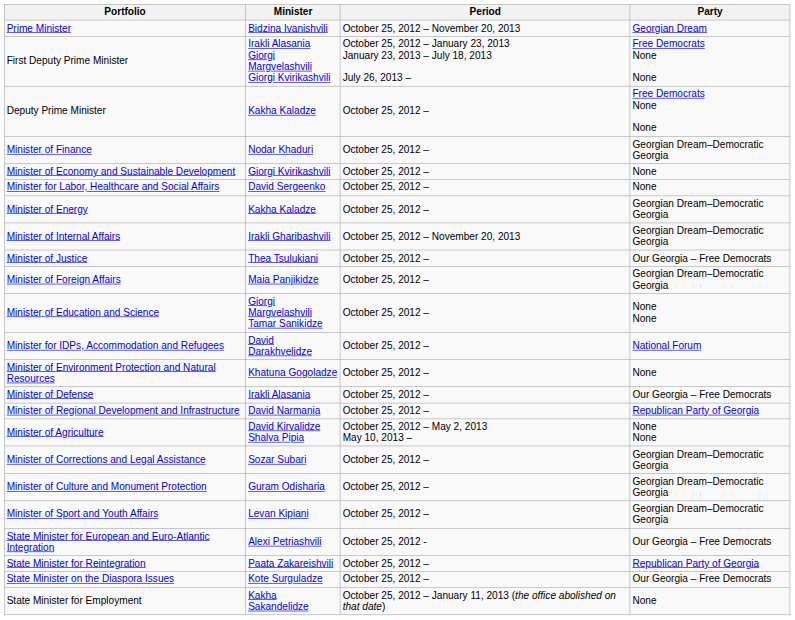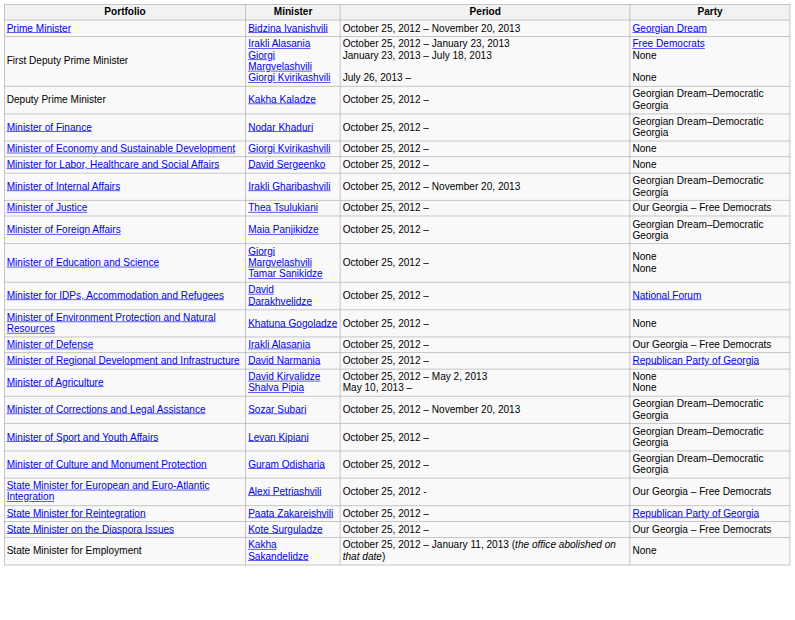(669, 111) Free Democrats None None -> (698, 100) Georgian Dream–Democratic Georgia
- row: (47, 209)
(386, 460) October 25, 2012 – -> (431, 410) October 25, 2012 – November 20, 2013
rows swapped: (107, 487) <-> (82, 514)
